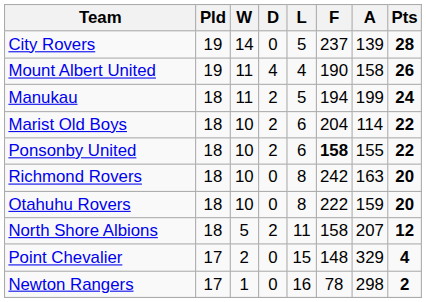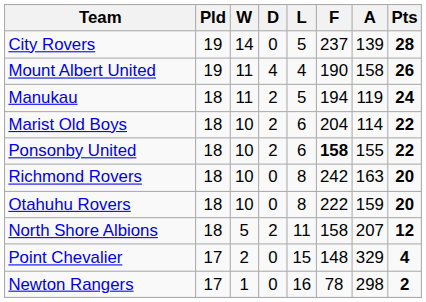(370, 97) 199 -> (370, 97) 119
